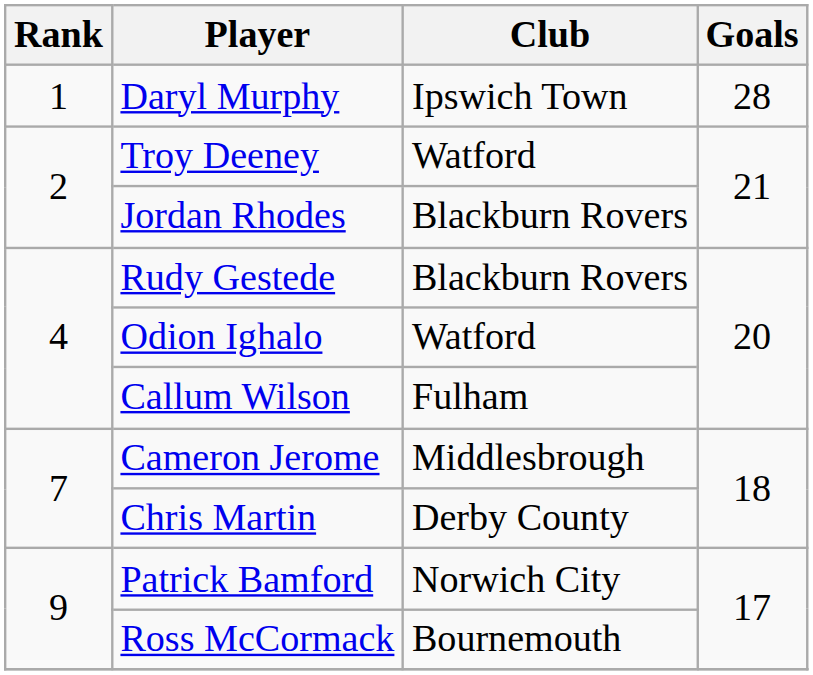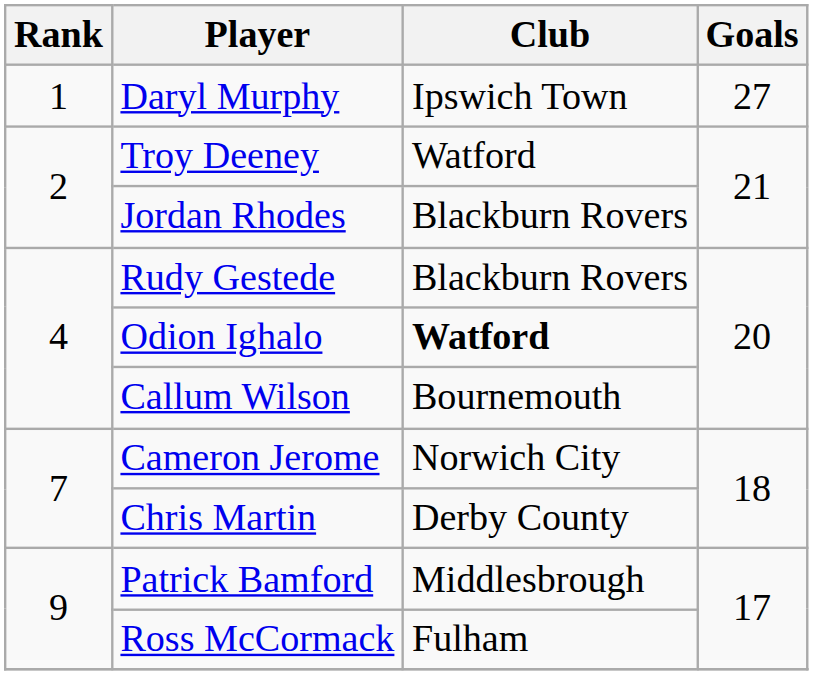(752, 95) 28 -> (752, 95) 27
(474, 336) normal -> (481, 336) bold
(470, 397) Fulham -> (517, 397) Bournemouth
(528, 457) Middlesbrough -> (516, 457) Norwich City
(516, 578) Norwich City -> (528, 578) Middlesbrough
(517, 638) Bournemouth -> (470, 638) Fulham
